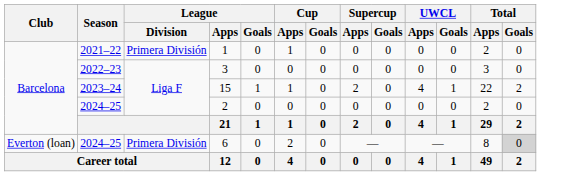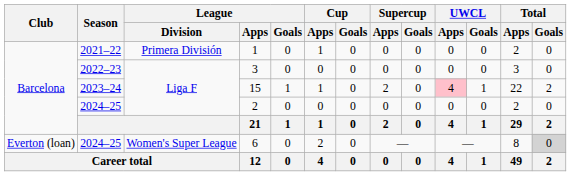(421, 87) no background -> (451, 87) pink background
(167, 143) Primera División -> (182, 143) Women's Super League
